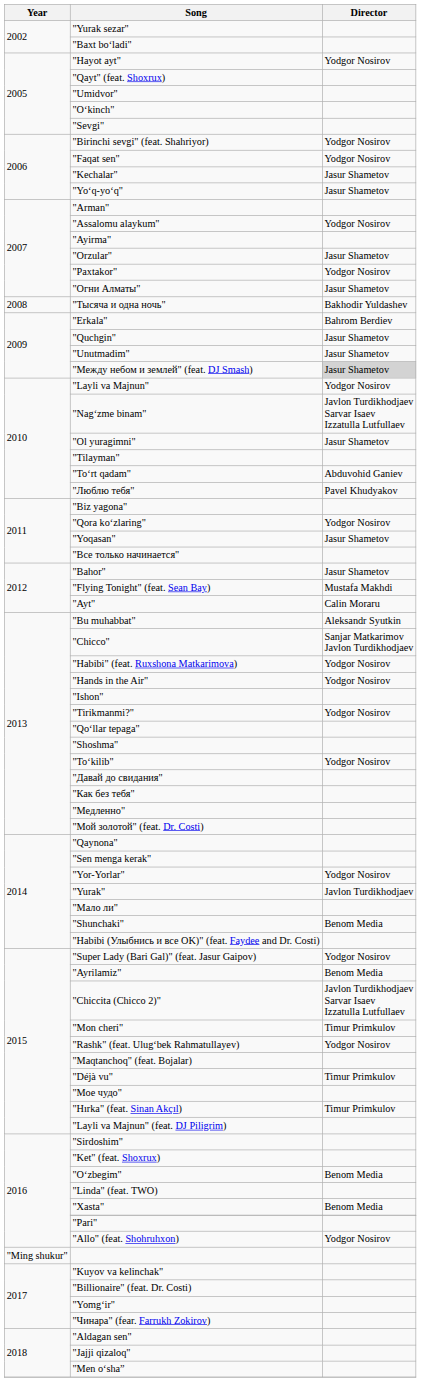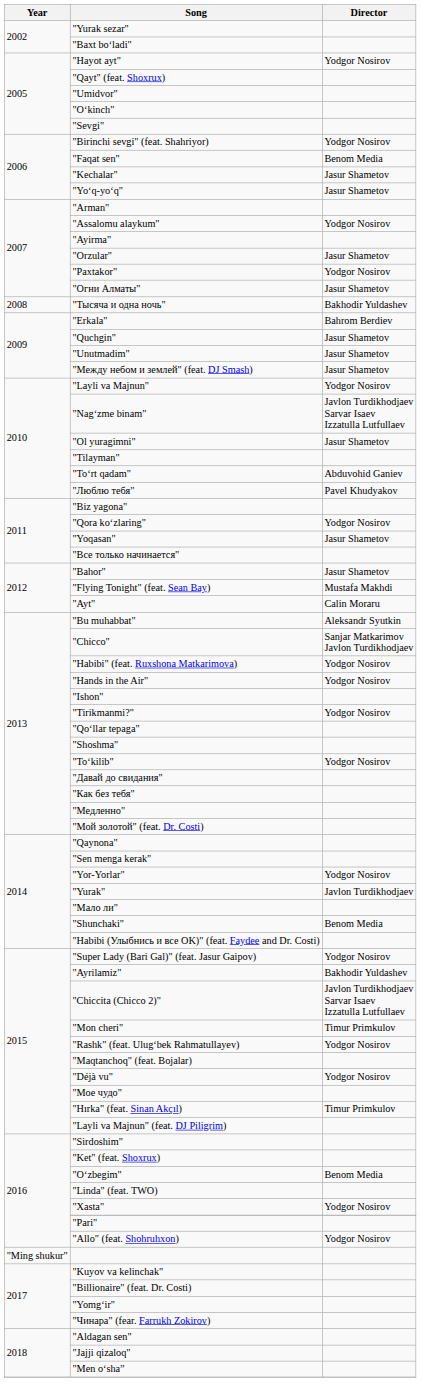(357, 158) Yodgor Nosirov -> (354, 158) Benom Media
(357, 369) lightgrey background -> (357, 369) no background
(354, 972) Benom Media -> (366, 972) Bakhodir Yuldashev
(360, 1077) Timur Primkulov -> (357, 1077) Yodgor Nosirov
(354, 1207) Benom Media -> (357, 1207) Yodgor Nosirov
